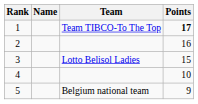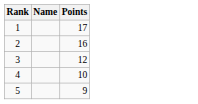- column: (111, 12)
(186, 28) bold -> (82, 28) normal
(186, 59) 15 -> (82, 59) 12
